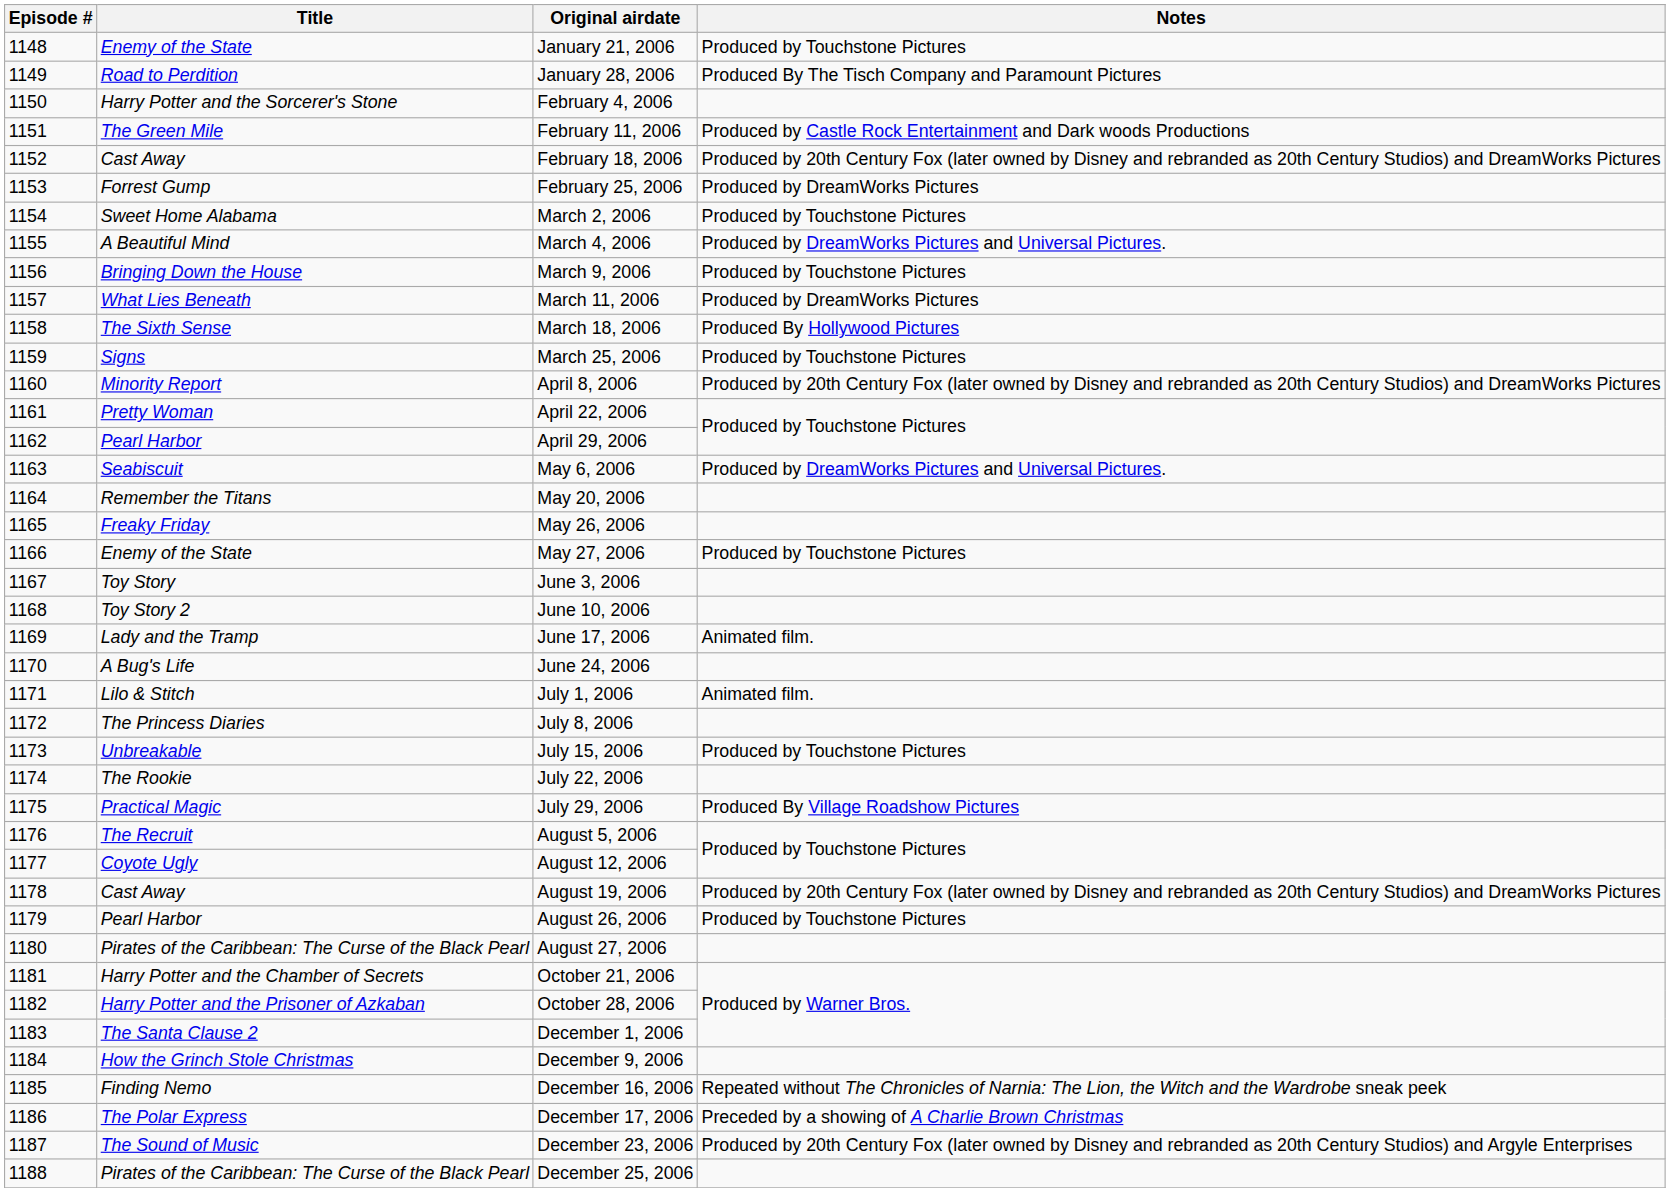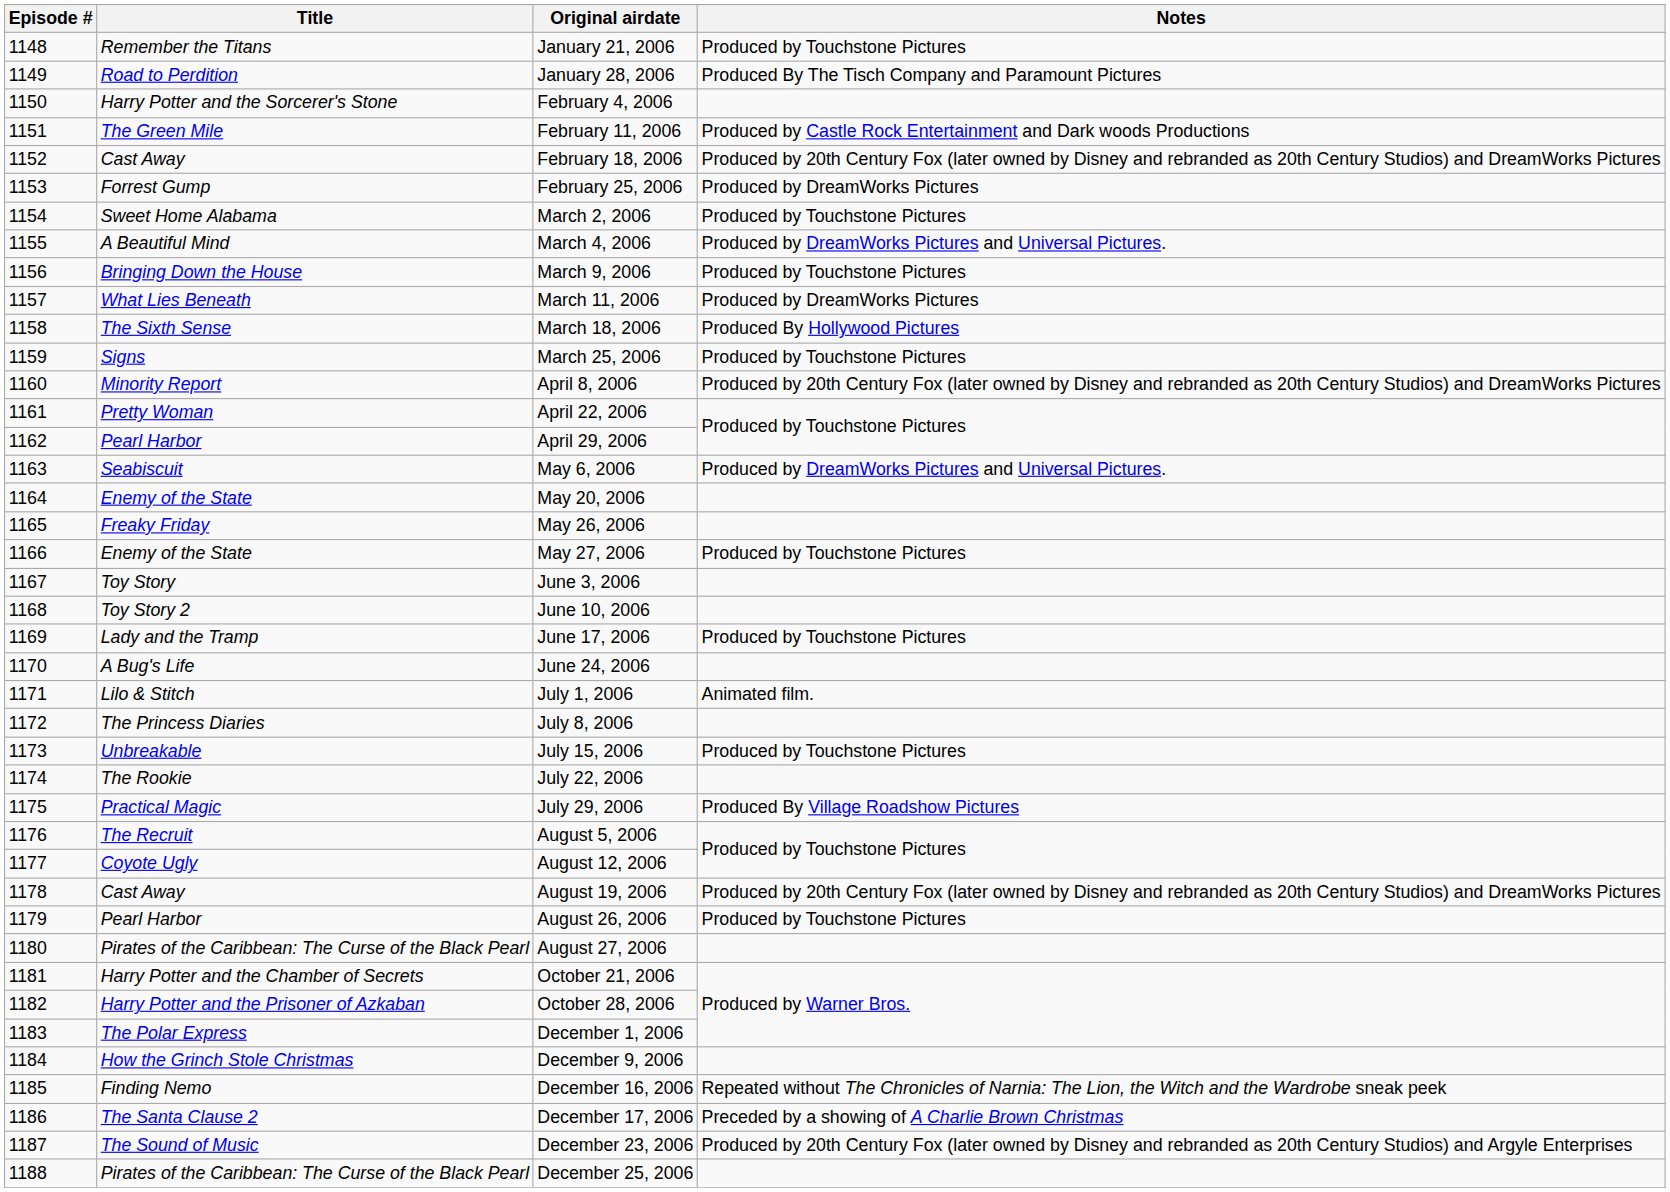(176, 46) Enemy of the State -> (186, 46) Remember the Titans
(186, 497) Remember the Titans -> (176, 497) Enemy of the State
(758, 638) Animated film. -> (834, 638) Produced by Touchstone Pictures
(179, 1032) The Santa Clause 2 -> (174, 1032) The Polar Express
(174, 1117) The Polar Express -> (179, 1117) The Santa Clause 2
